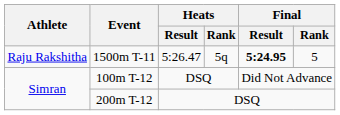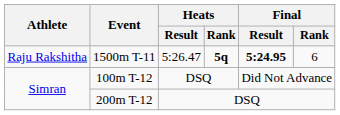(221, 57) normal -> (221, 57) bold
(314, 57) 5 -> (314, 57) 6
